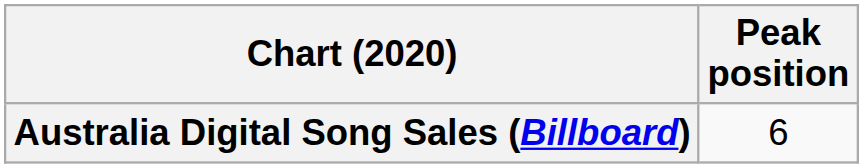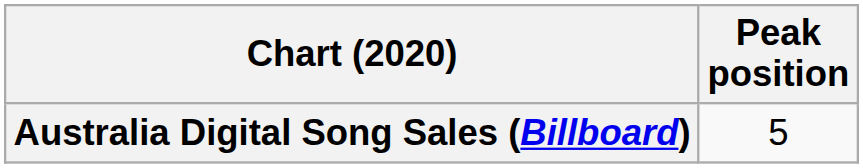(778, 132) 6 -> (778, 132) 5
